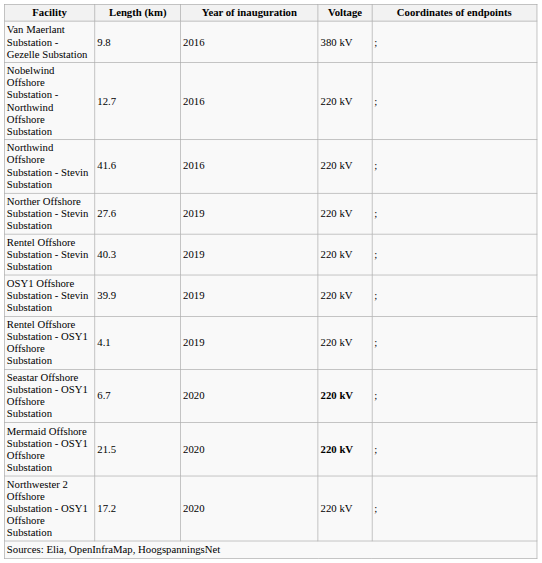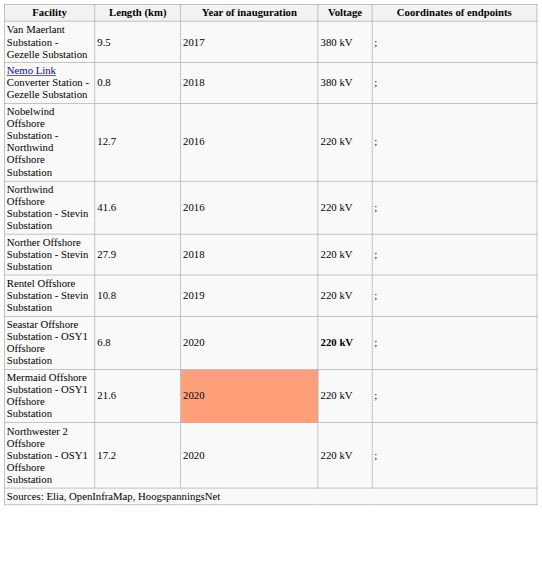(104, 42) 9.8 -> (104, 42) 9.5
(194, 42) 2016 -> (194, 42) 2017
+ row: (48, 83)
(107, 213) 27.6 -> (107, 254) 27.9
(194, 213) 2019 -> (194, 254) 2018
(107, 254) 40.3 -> (107, 295) 10.8
- row: (48, 295)
- row: (47, 343)
(104, 396) 6.7 -> (104, 343) 6.8
(107, 449) 21.5 -> (107, 396) 21.6
(194, 449) no background -> (194, 396) lightsalmon background
(337, 449) bold -> (337, 396) normal
